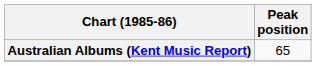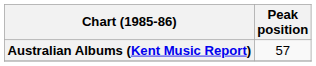(283, 50) 65 -> (283, 50) 57
